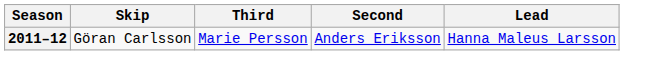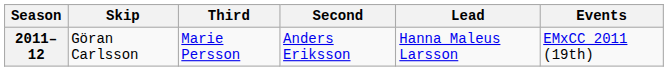+ column: (602, 16)
